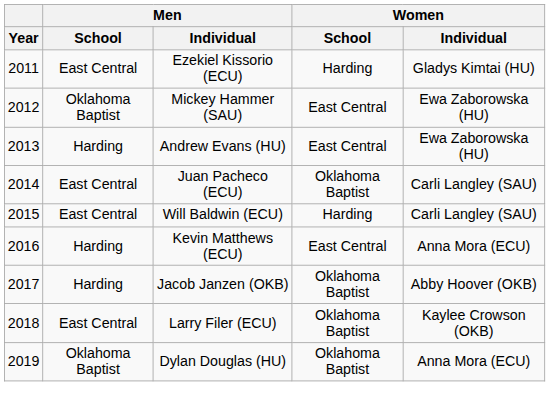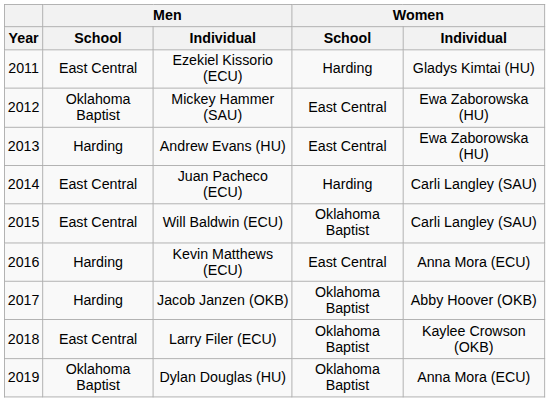(347, 184) Oklahoma Baptist -> (347, 184) Harding
(347, 215) Harding -> (347, 223) Oklahoma Baptist
